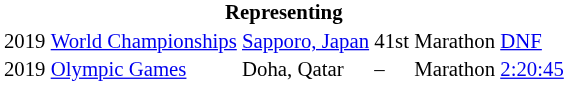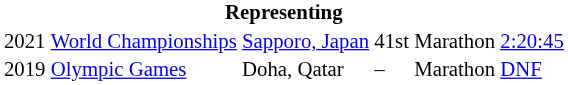(25, 41) 2019 -> (25, 41) 2021
(521, 41) DNF -> (532, 41) 2:20:45
(532, 69) 2:20:45 -> (521, 69) DNF
